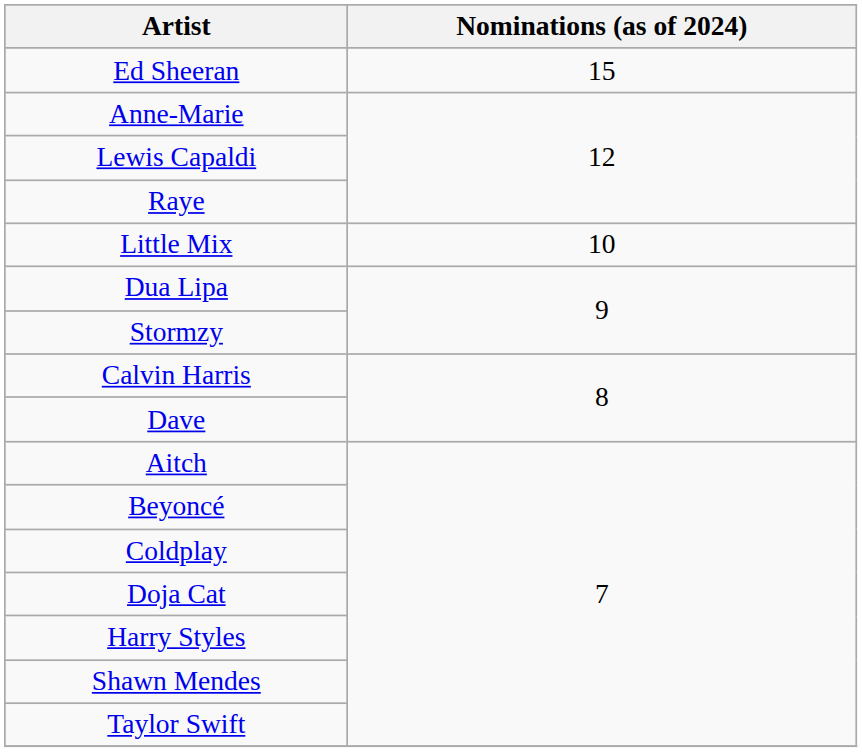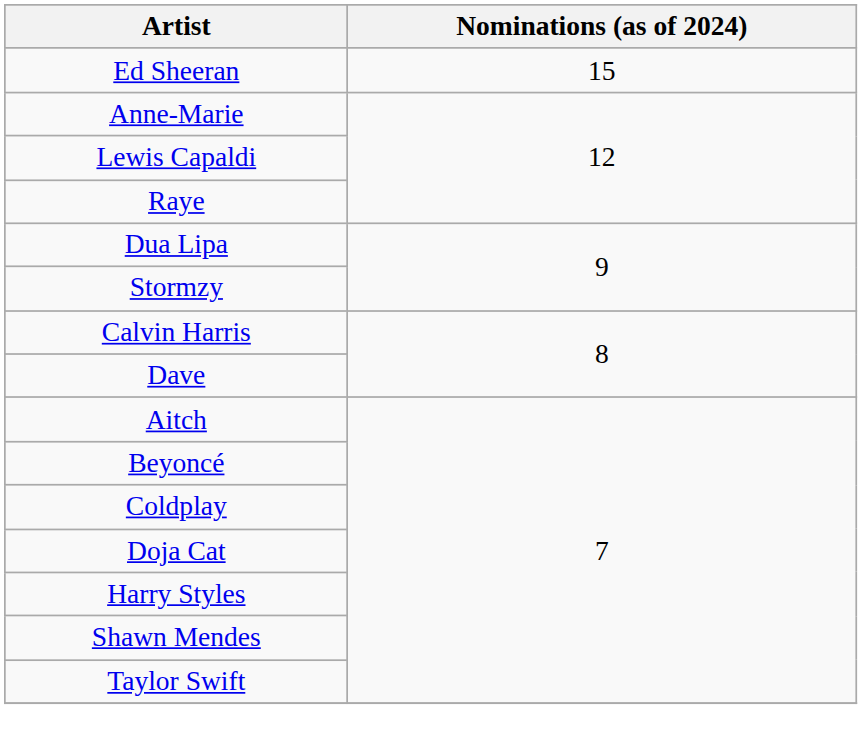- row: (176, 244)
